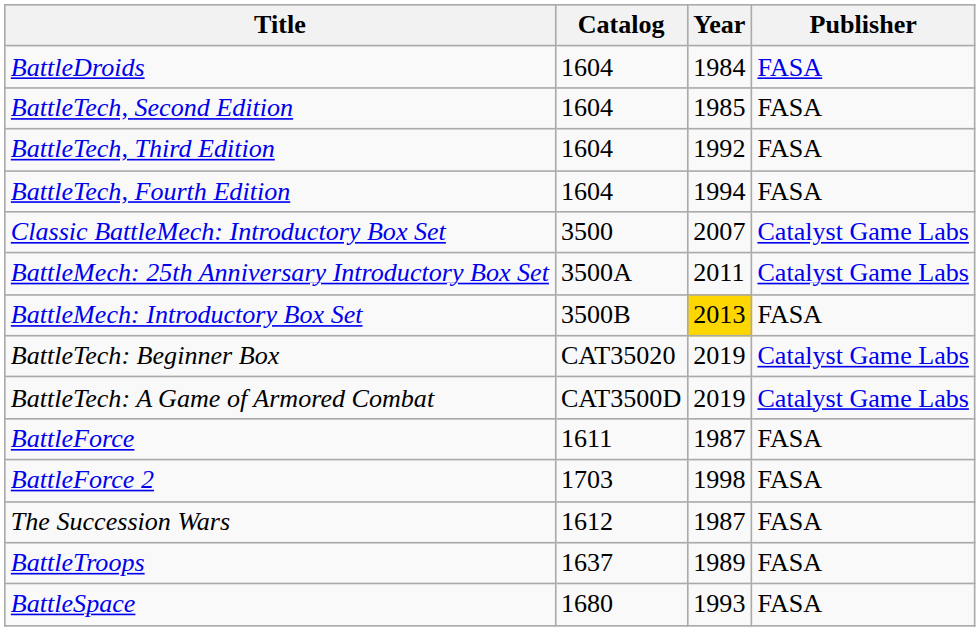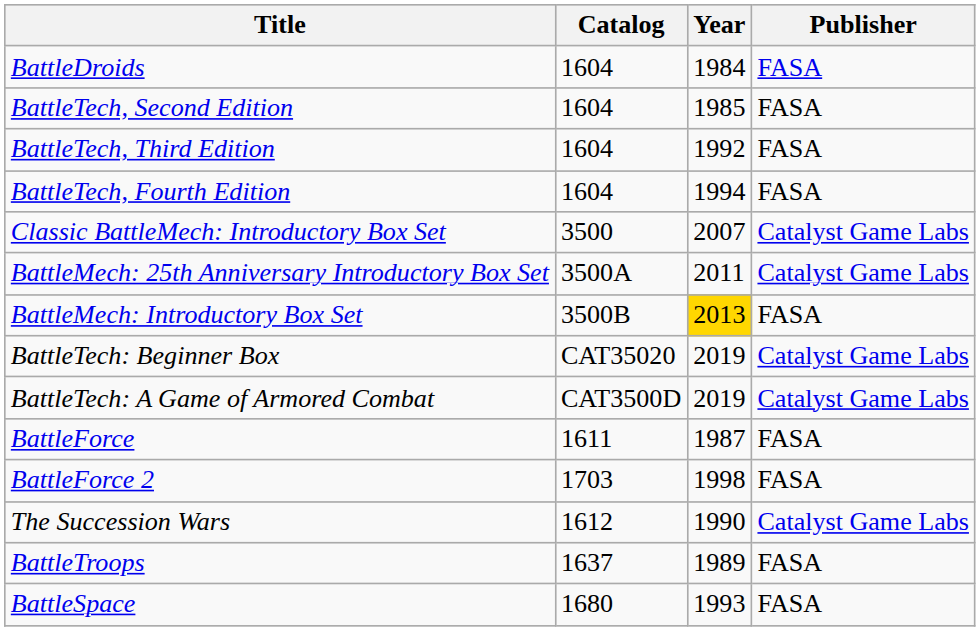(719, 521) 1987 -> (719, 521) 1990
(790, 521) FASA -> (863, 521) Catalyst Game Labs
